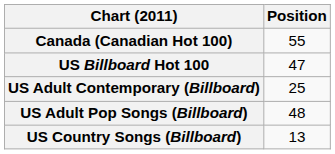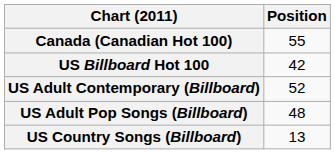(297, 64) 47 -> (297, 64) 42
(297, 88) 25 -> (297, 88) 52
